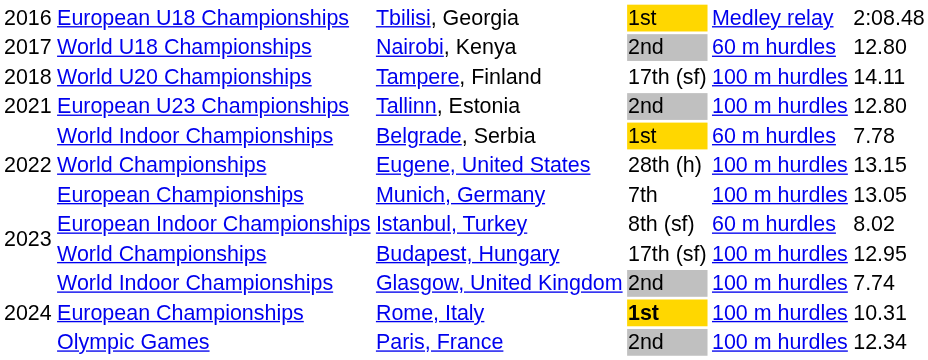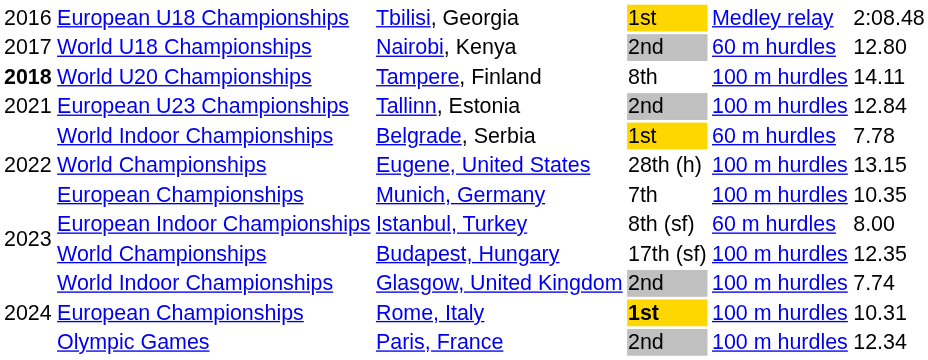(28, 76) normal -> (28, 76) bold
(667, 76) 17th (sf) -> (643, 76) 8th
(880, 106) 12.80 -> (880, 106) 12.84
(880, 194) 13.05 -> (880, 194) 10.35
(874, 224) 8.02 -> (874, 224) 8.00
(880, 253) 12.95 -> (880, 253) 12.35
